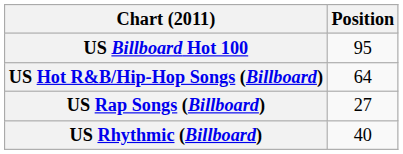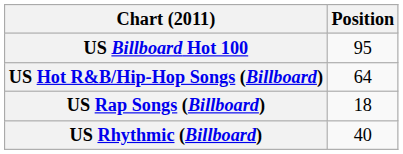(363, 105) 27 -> (363, 105) 18
